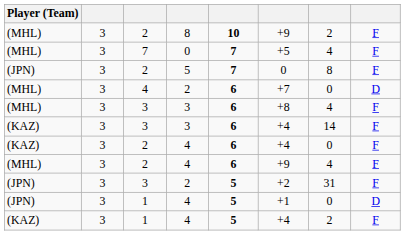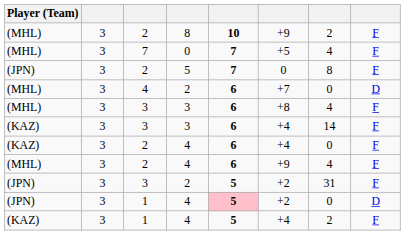(233, 201) no background -> (233, 201) pink background
(283, 201) +1 -> (283, 201) +2
